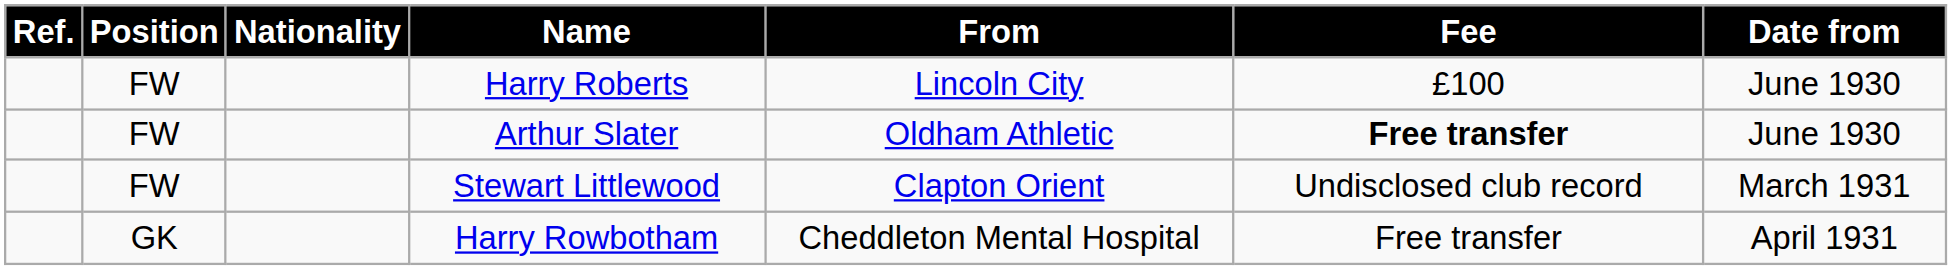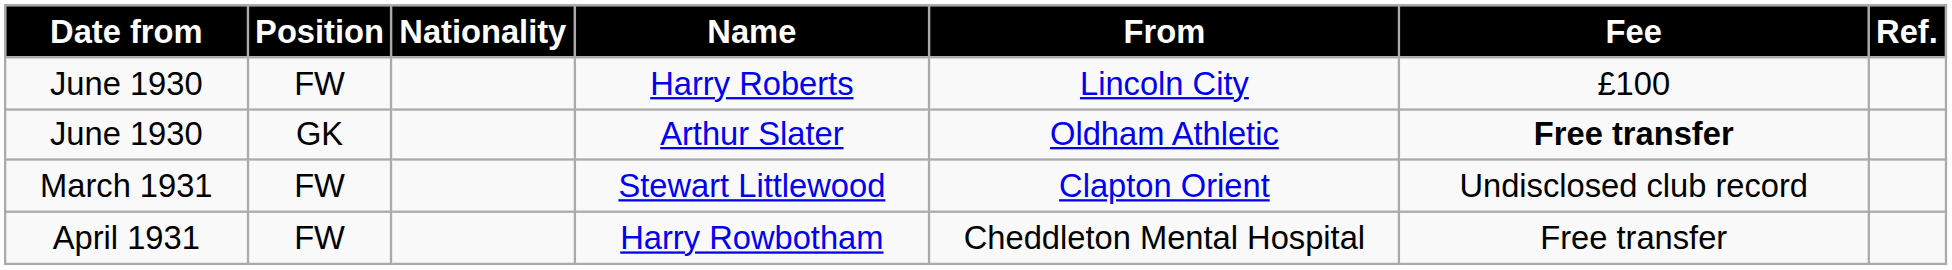columns swapped: (1824, 31) <-> (44, 31)
(154, 135) FW -> (320, 135) GK
(154, 238) GK -> (320, 238) FW
